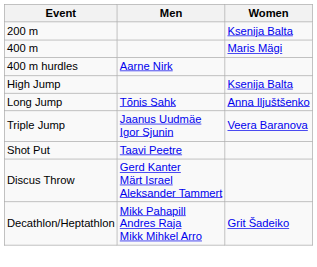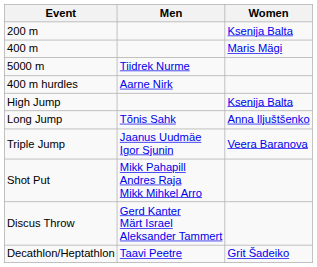+ row: (26, 66)
(151, 150) Taavi Peetre -> (161, 180) Mikk Pahapill Andres Raja Mikk Mihkel Arro
(161, 223) Mikk Pahapill Andres Raja Mikk Mihkel Arro -> (151, 254) Taavi Peetre
